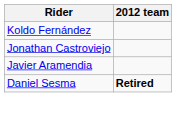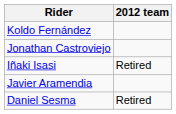+ row: (31, 65)
(135, 83) bold -> (133, 100) normal
